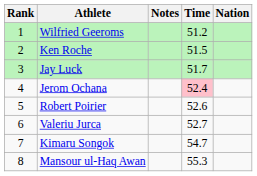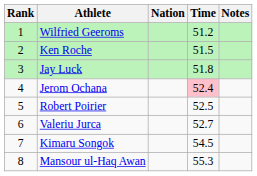columns swapped: (232, 13) <-> (165, 13)
(197, 69) 51.7 -> (203, 69) 51.8
(197, 106) 52.6 -> (203, 106) 52.5
(197, 143) 54.7 -> (203, 143) 54.5
